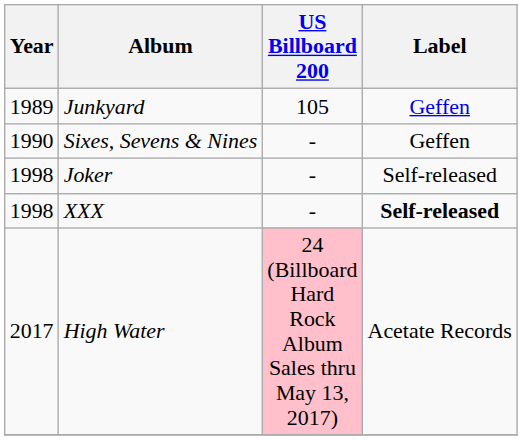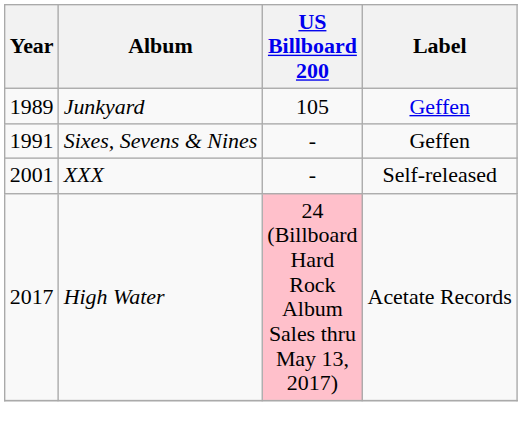(32, 140) 1990 -> (32, 140) 1991
- row: (88, 175)
(32, 210) 1998 -> (32, 175) 2001
(440, 210) bold -> (440, 175) normal
